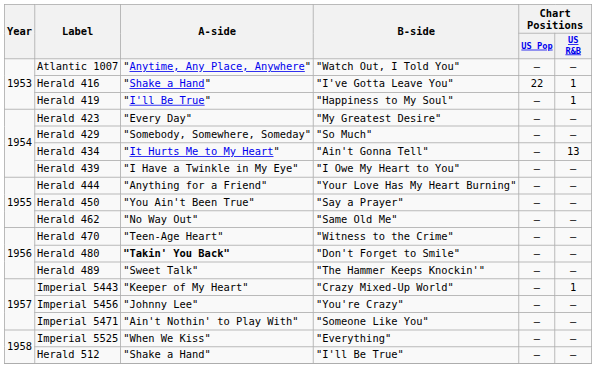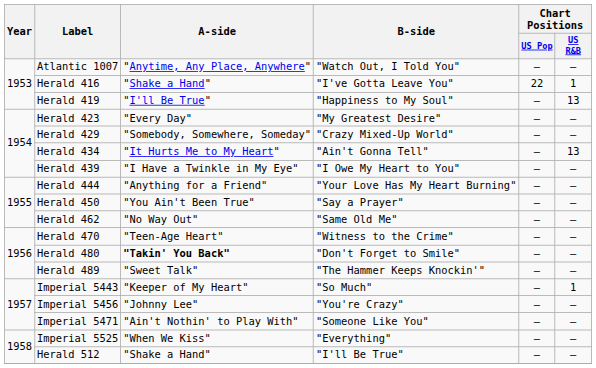(573, 101) 1 -> (573, 101) 13
(344, 135) "So Much" -> (385, 135) "Crazy Mixed-Up World"
(385, 287) "Crazy Mixed-Up World" -> (344, 287) "So Much"
